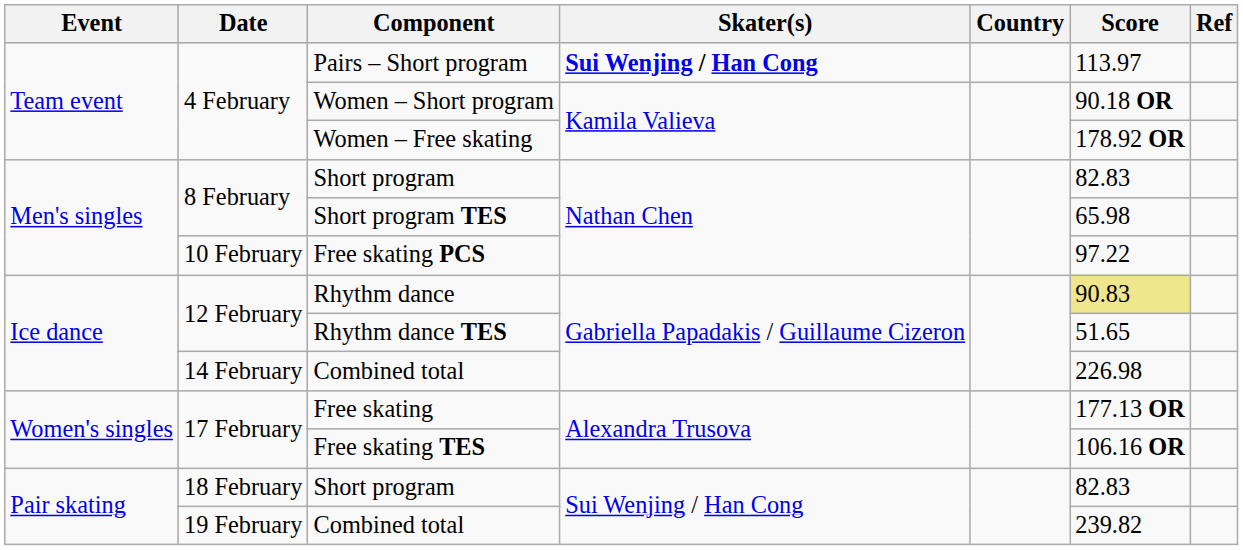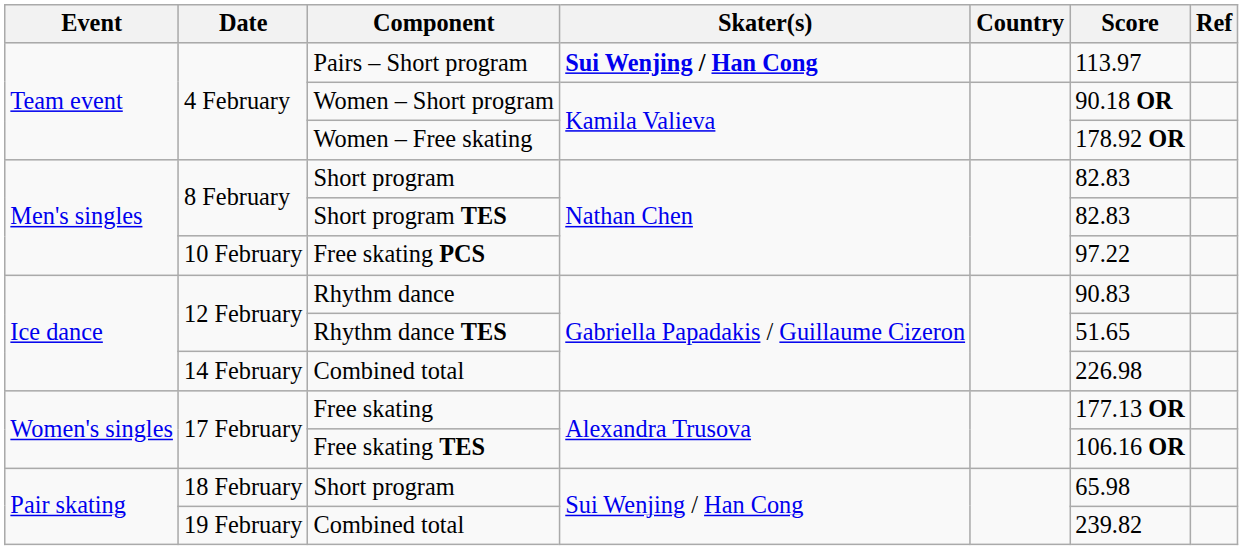(1103, 216) 65.98 -> (1103, 216) 82.83
(1103, 293) khaki background -> (1103, 293) no background
(1103, 486) 82.83 -> (1103, 486) 65.98
